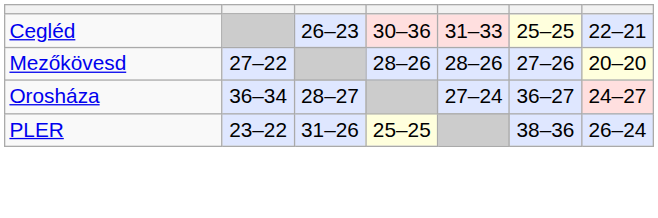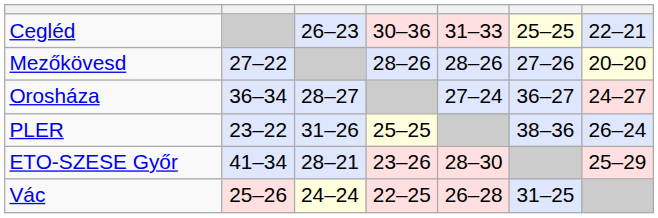+ row: (94, 162)
+ row: (27, 195)
